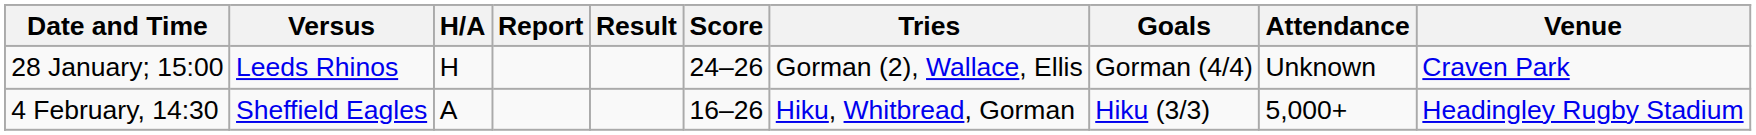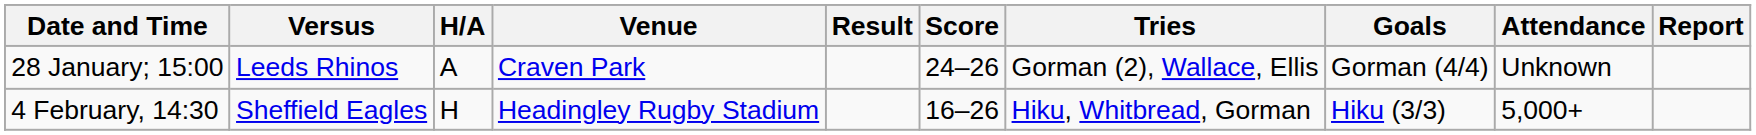columns swapped: (1583, 25) <-> (541, 25)
(449, 67) H -> (449, 67) A
(449, 109) A -> (449, 109) H
